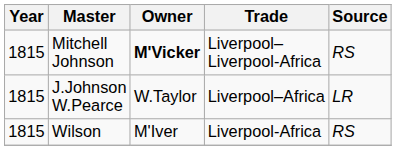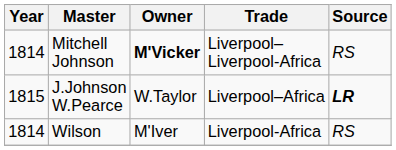(26, 52) 1815 -> (26, 52) 1814
(343, 96) normal -> (343, 96) bold
(26, 131) 1815 -> (26, 131) 1814
